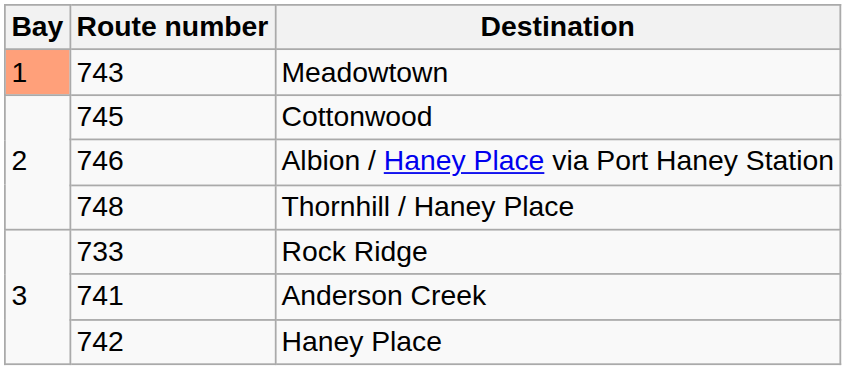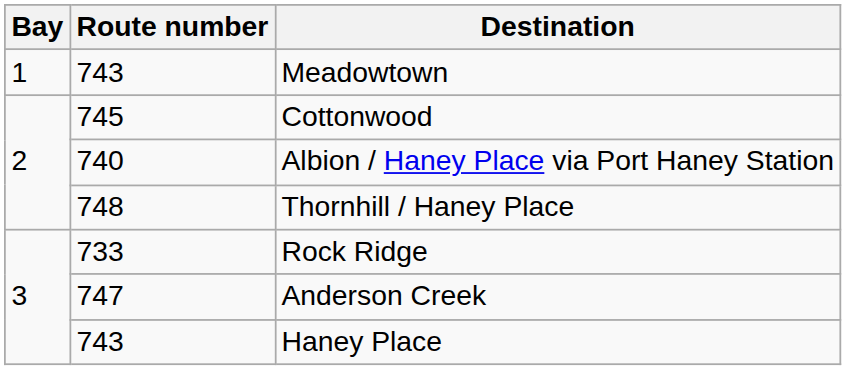(19, 71) lightsalmon background -> (19, 71) no background
(100, 161) 746 -> (100, 161) 740
(100, 296) 741 -> (100, 296) 747
(100, 341) 742 -> (100, 341) 743
